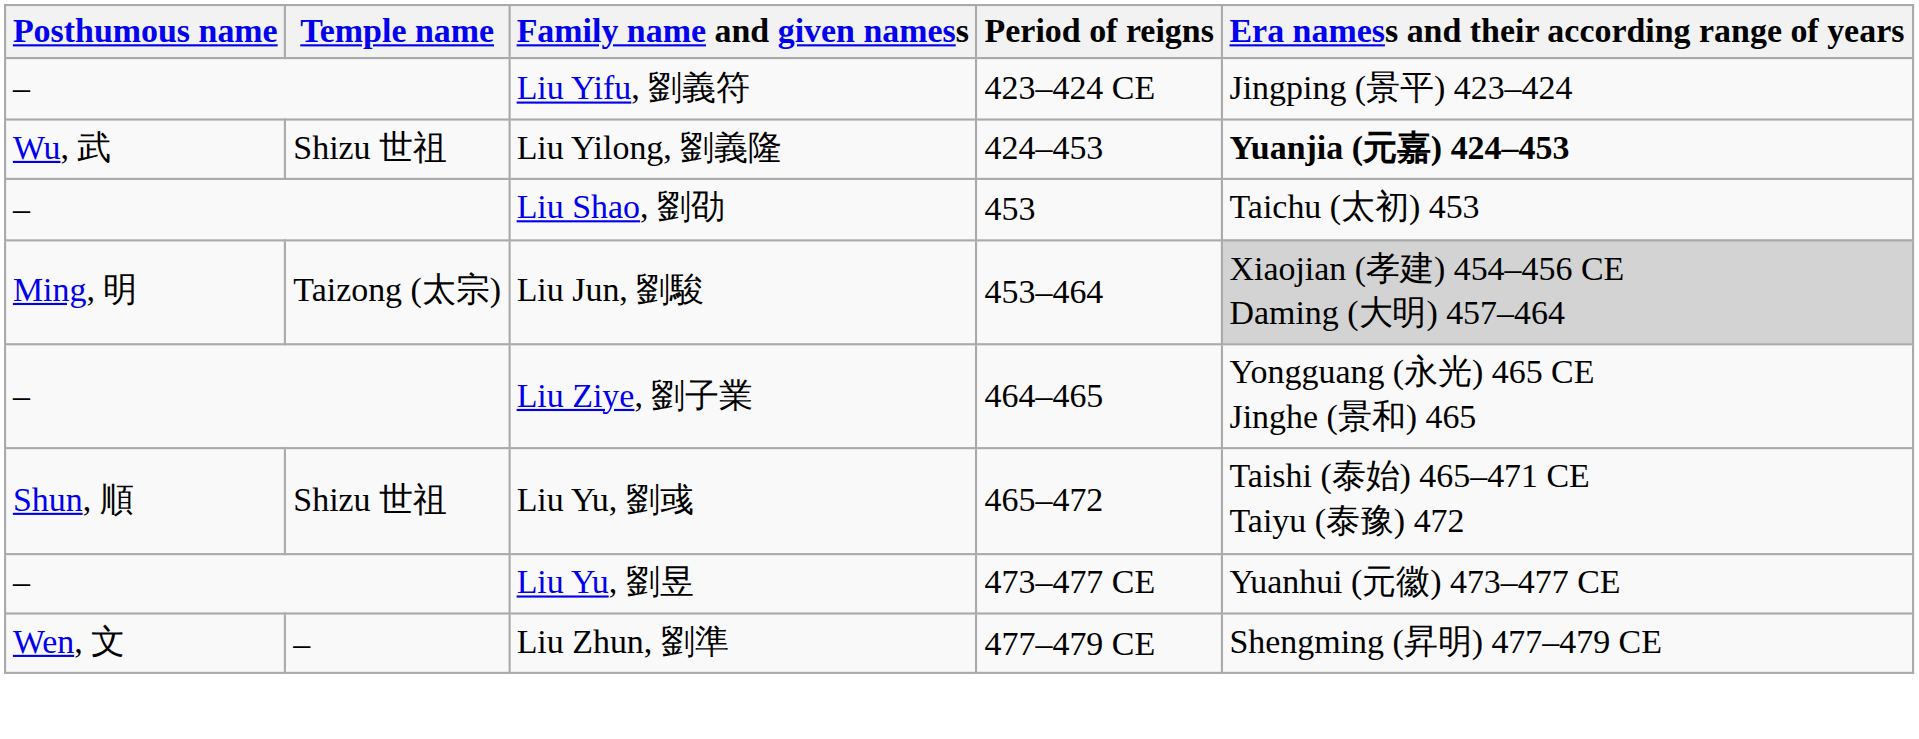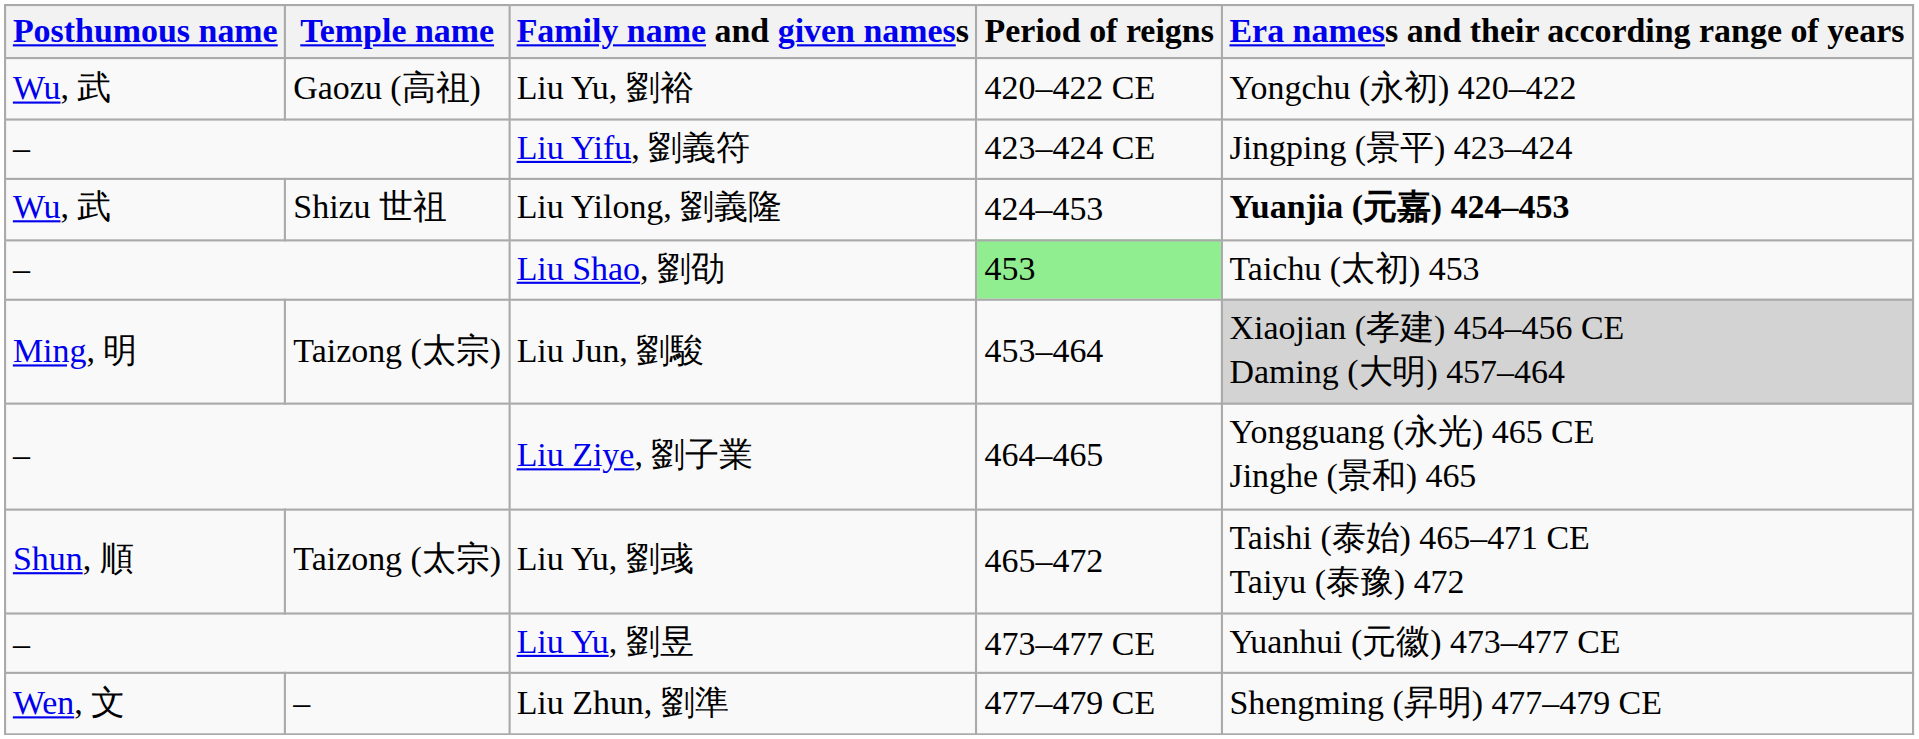+ row: (605, 87)
(1010, 208) no background -> (1010, 268) lightgreen background
(370, 499) Shizu 世祖 -> (397, 559) Taizong (太宗)
